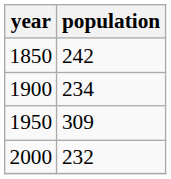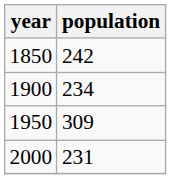(78, 156) 232 -> (78, 156) 231
